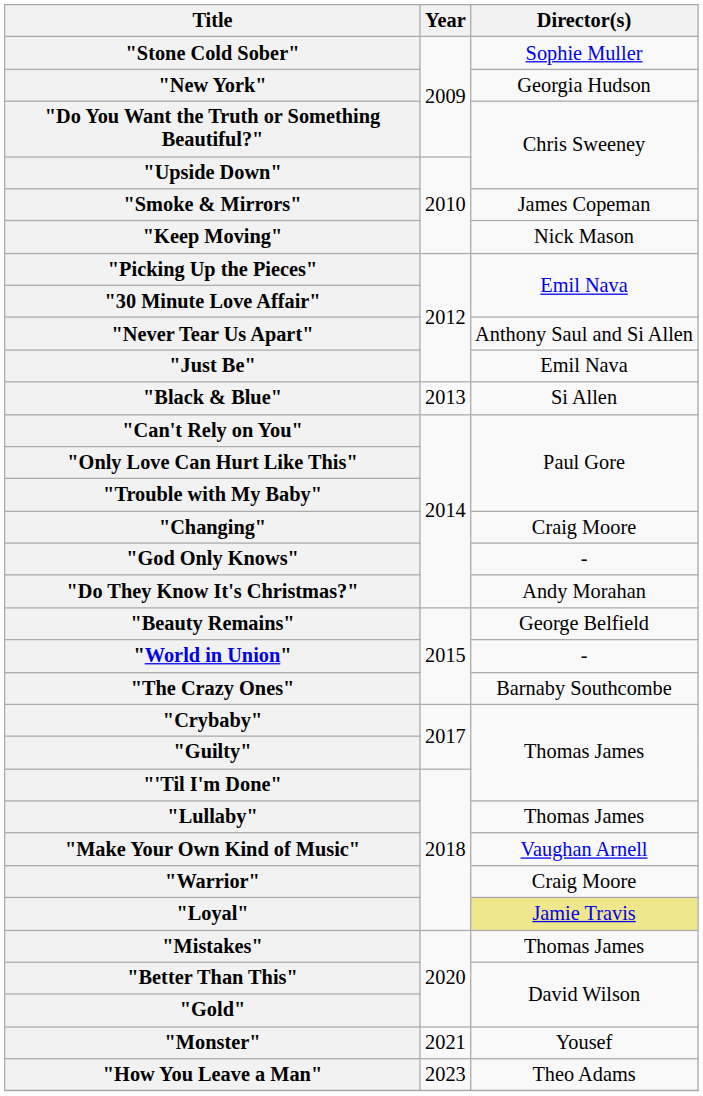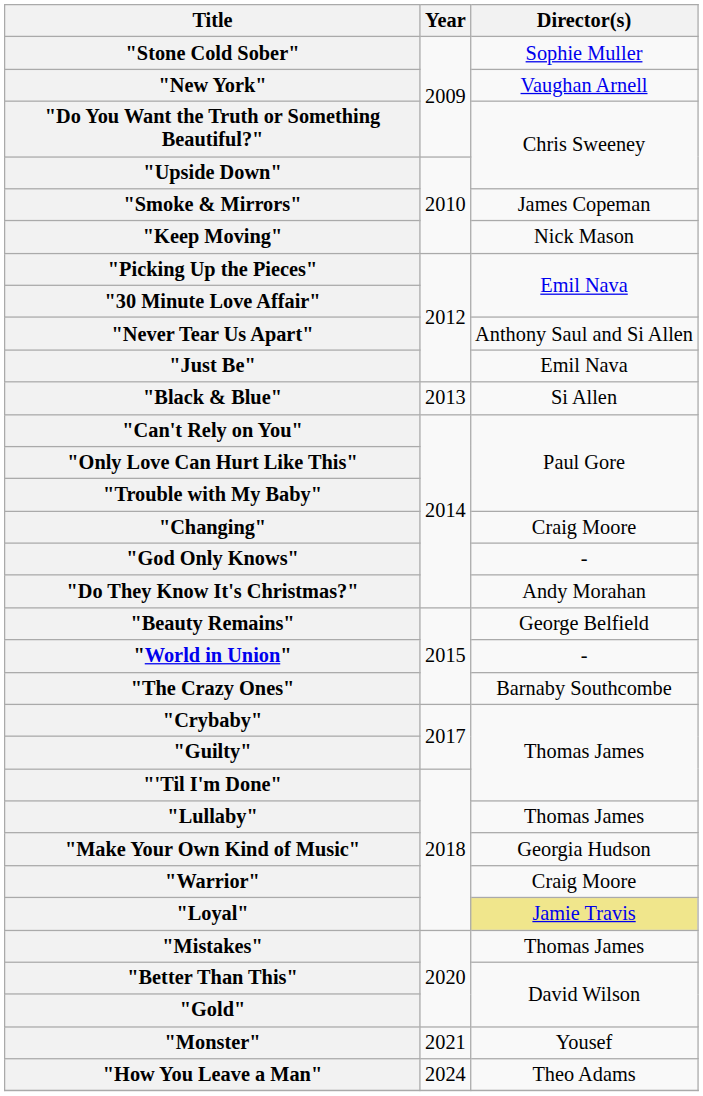(584, 85) Georgia Hudson -> (584, 85) Vaughan Arnell
(584, 849) Vaughan Arnell -> (584, 849) Georgia Hudson
(445, 1074) 2023 -> (445, 1074) 2024
